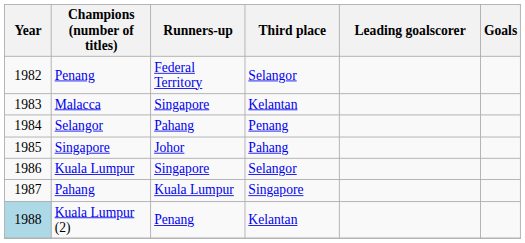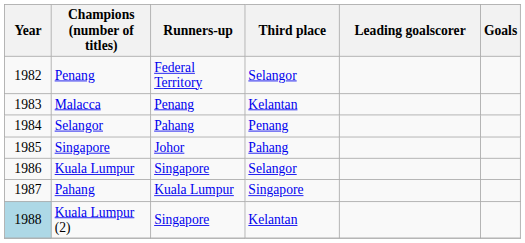(182, 104) Singapore -> (174, 104) Penang
(174, 219) Penang -> (182, 219) Singapore
